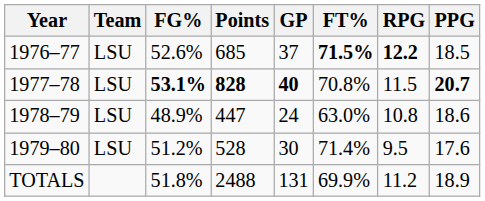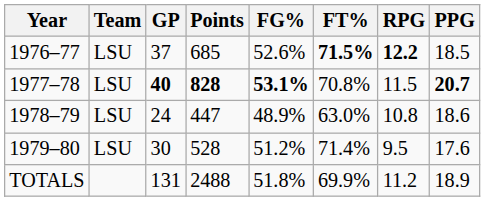columns swapped: (294, 20) <-> (178, 20)
